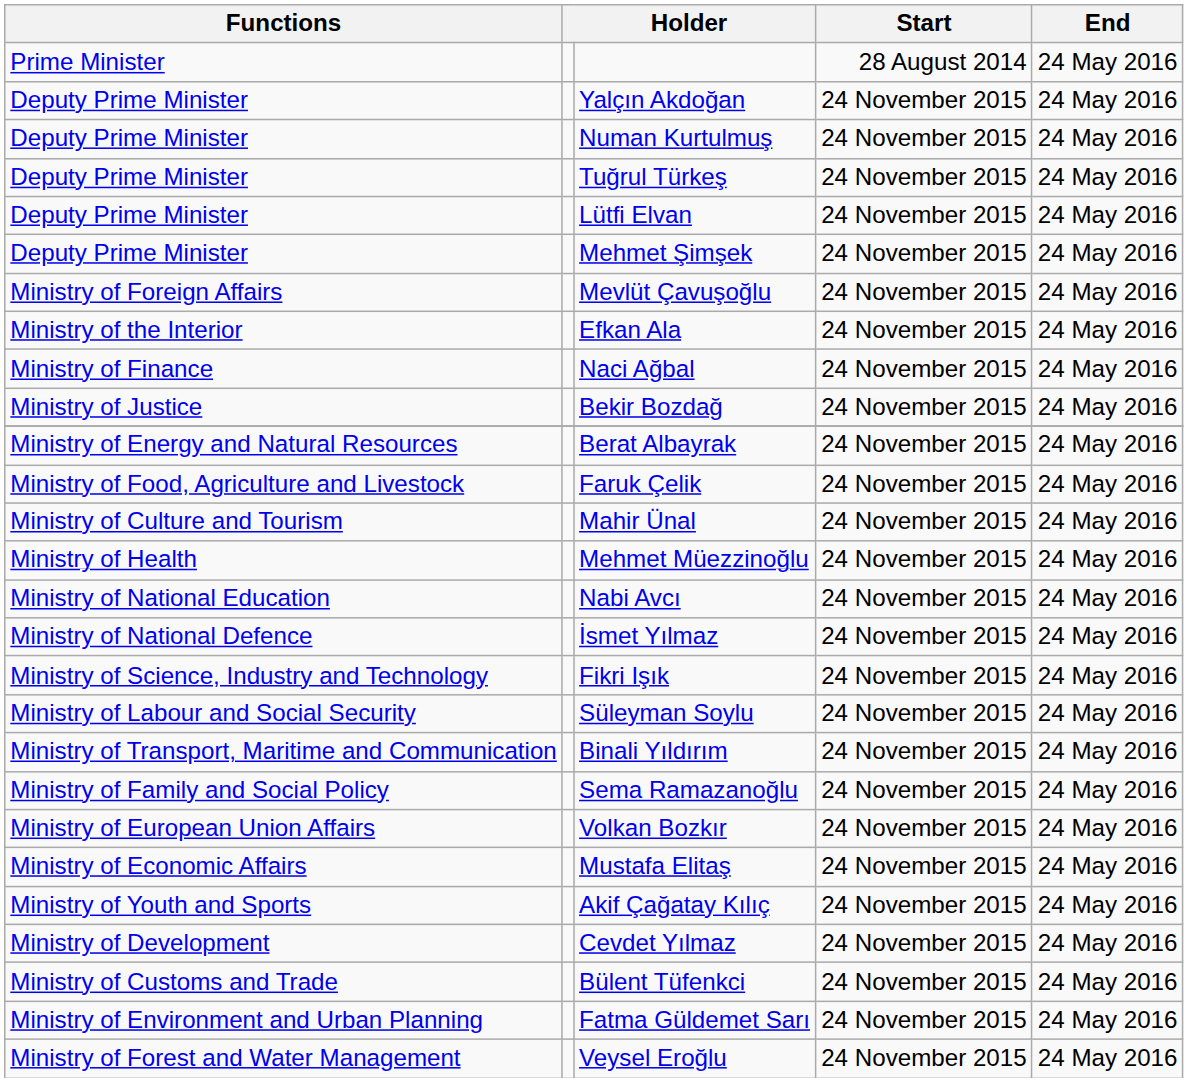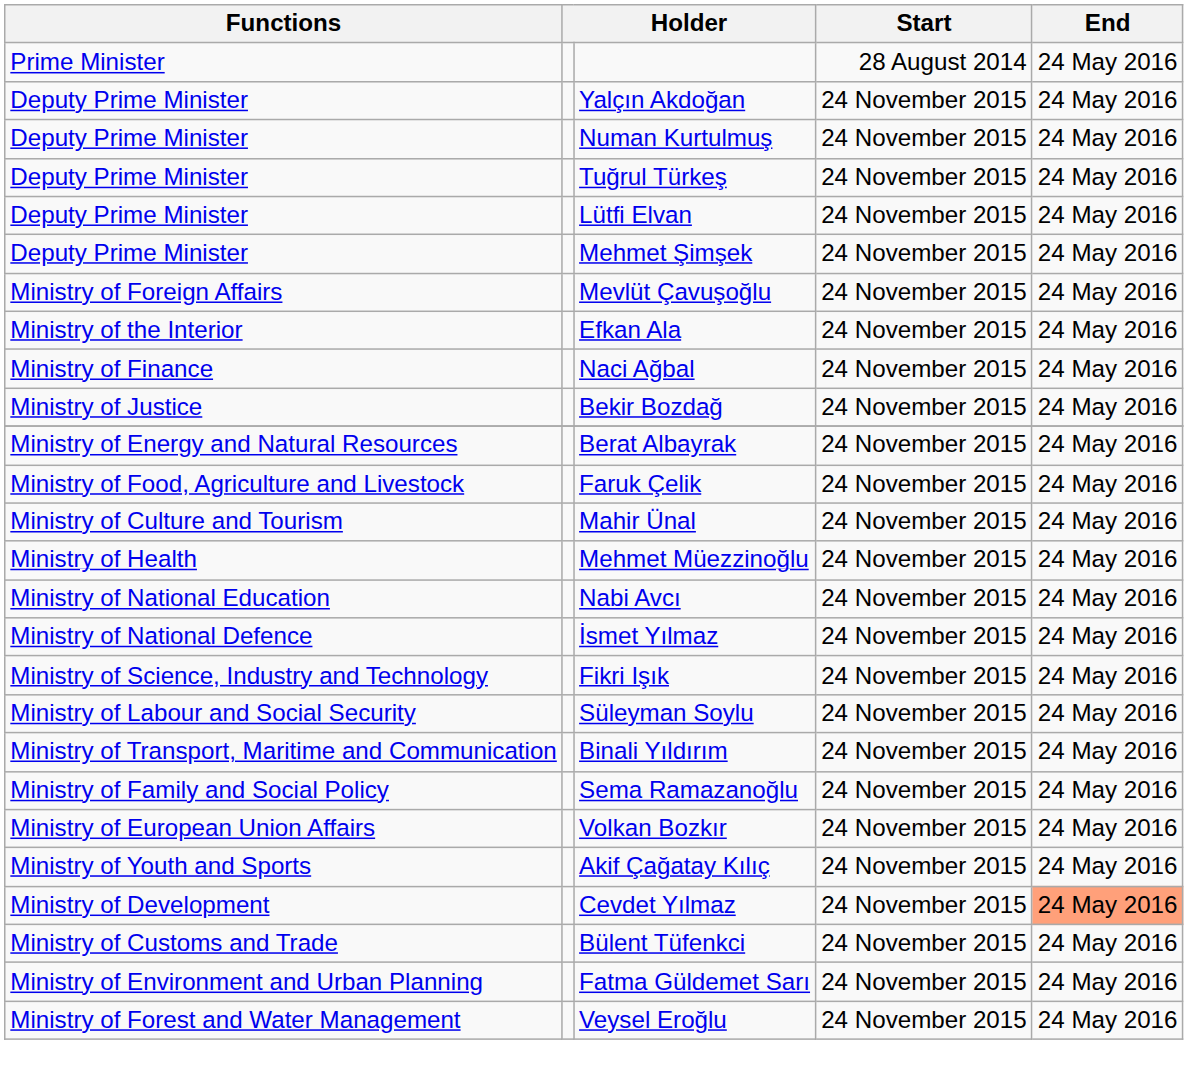- row: (158, 866)
(1108, 943) no background -> (1108, 904) lightsalmon background
